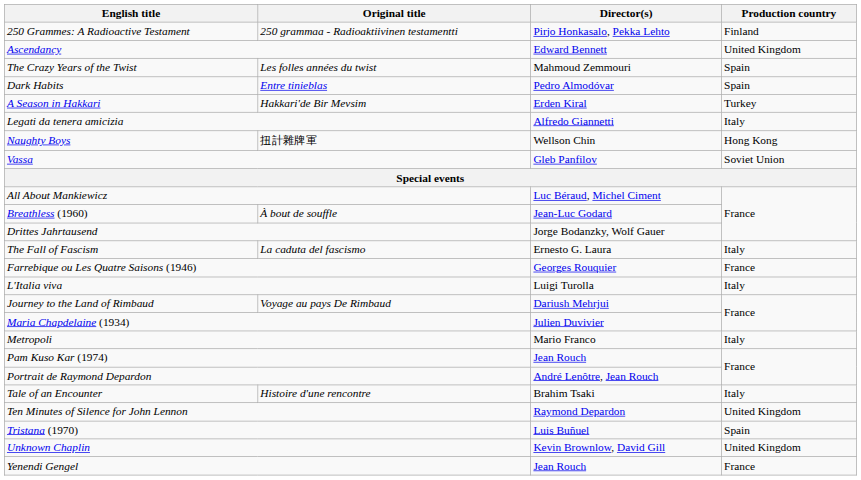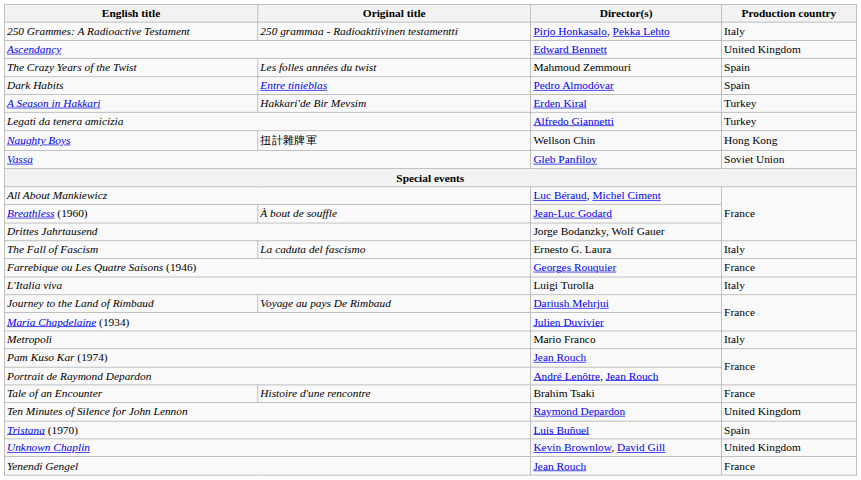(741, 31) Finland -> (734, 31) Italy
(734, 121) Italy -> (740, 121) Turkey
(734, 393) Italy -> (740, 393) France
